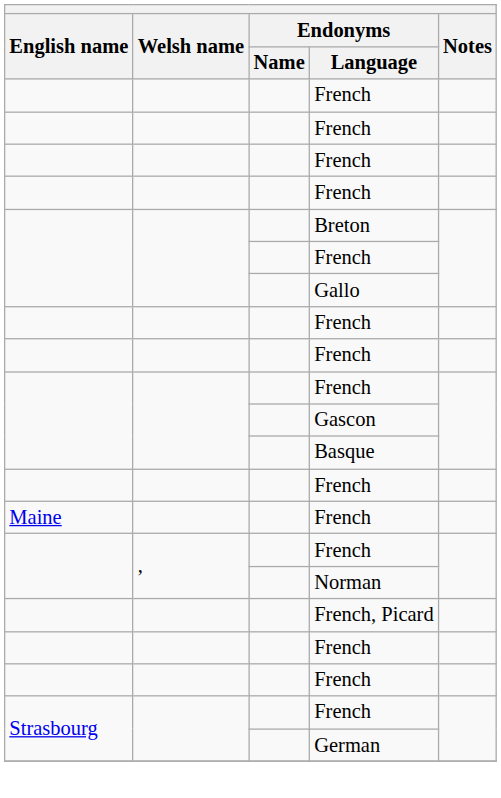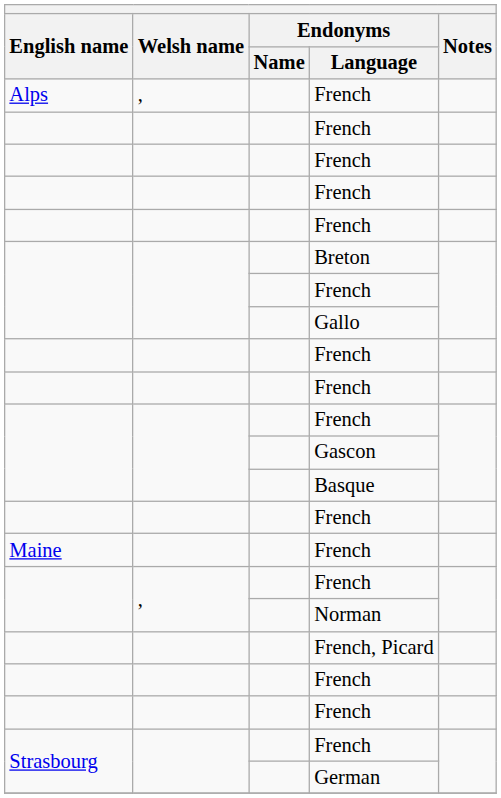+ row: (29, 95)
